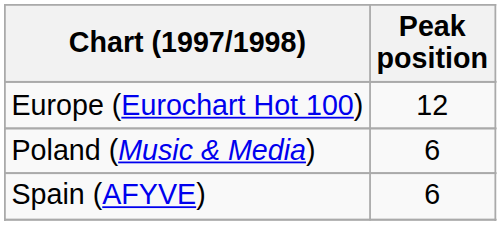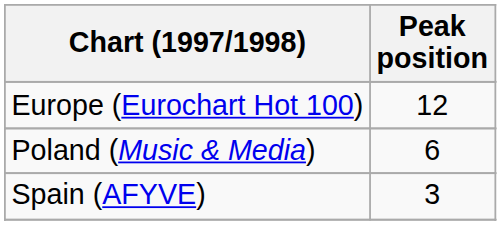(432, 195) 6 -> (432, 195) 3
